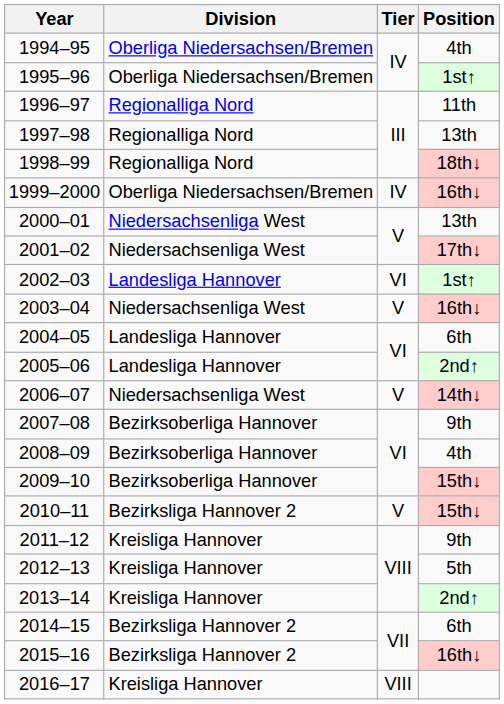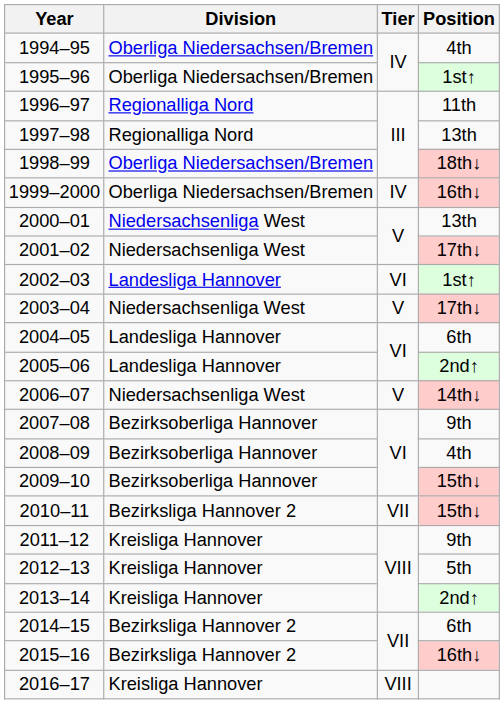(181, 163) Regionalliga Nord -> (241, 163) Oberliga Niedersachsen/Bremen
(459, 308) 16th↓ -> (459, 308) 17th↓
(398, 510) V -> (398, 510) VII
